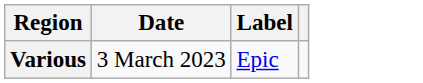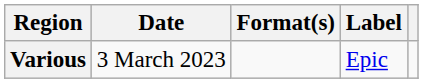+ column: (286, 22)
